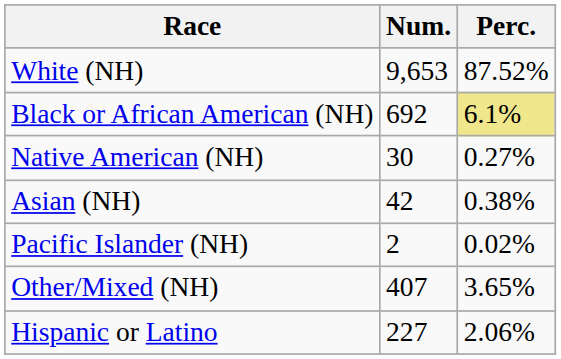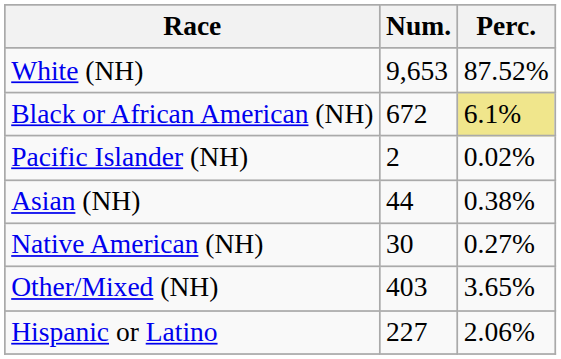(407, 113) 692 -> (407, 113) 672
rows swapped: (137, 157) <-> (130, 244)
(400, 200) 42 -> (400, 200) 44
(407, 288) 407 -> (407, 288) 403
